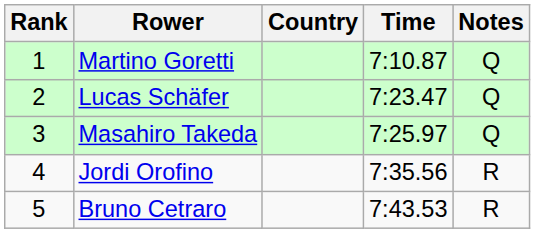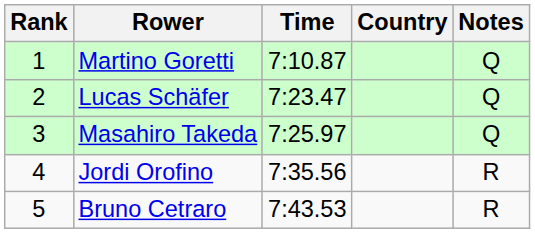columns swapped: (313, 23) <-> (408, 23)
